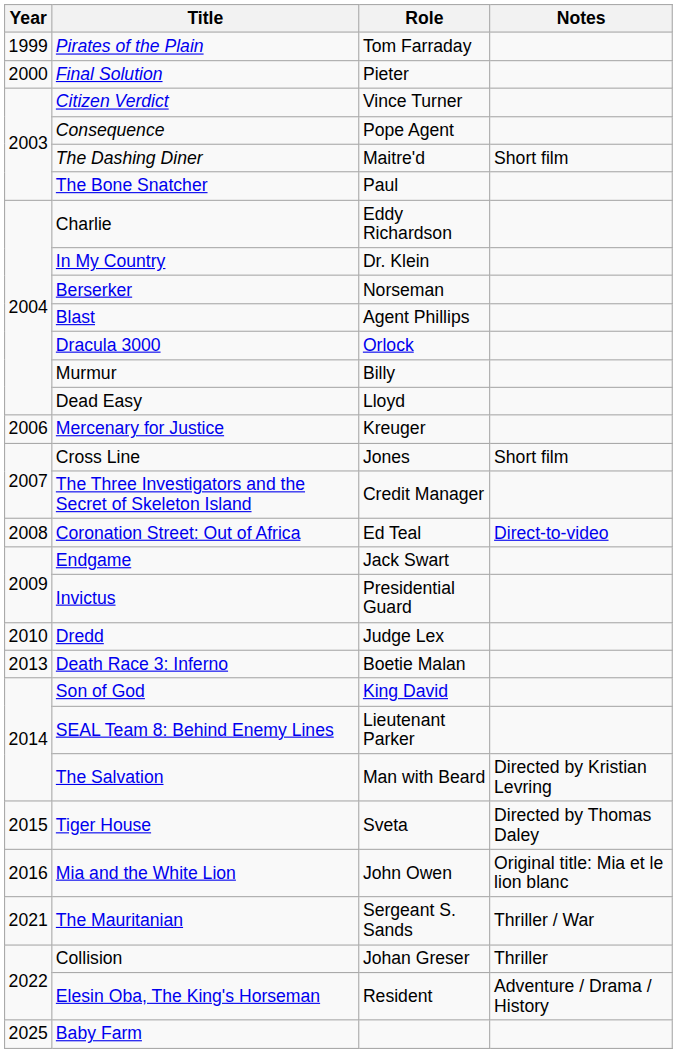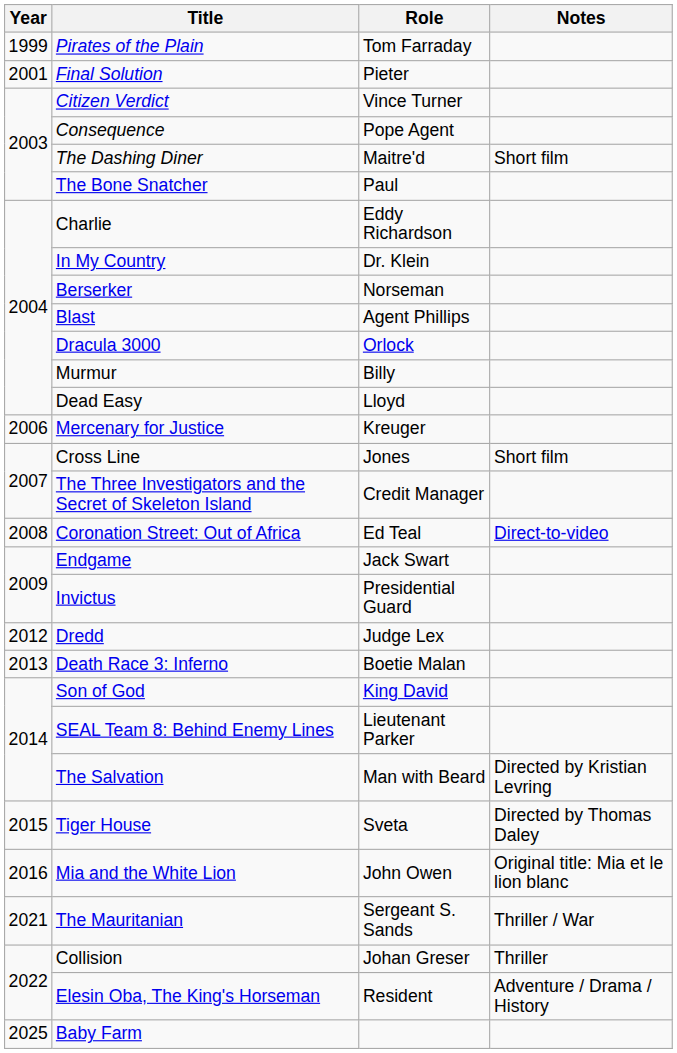(28, 74) 2000 -> (28, 74) 2001
(28, 636) 2010 -> (28, 636) 2012
